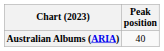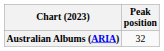(140, 38) 40 -> (140, 38) 32
